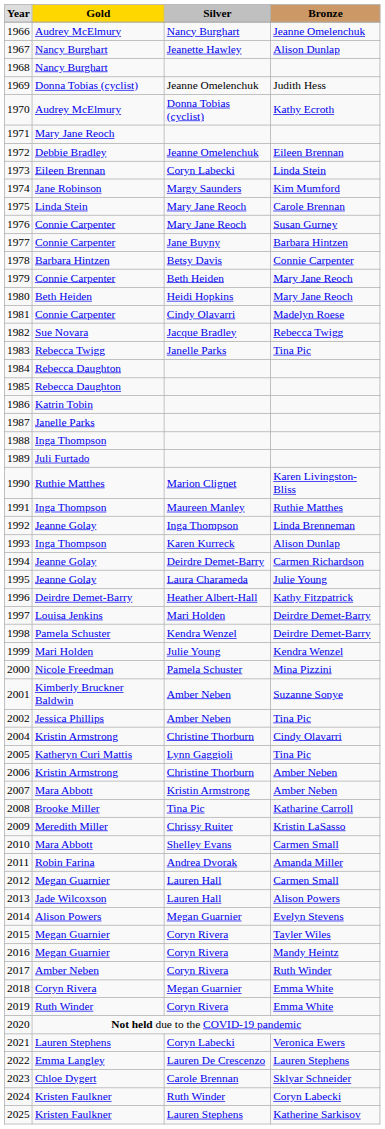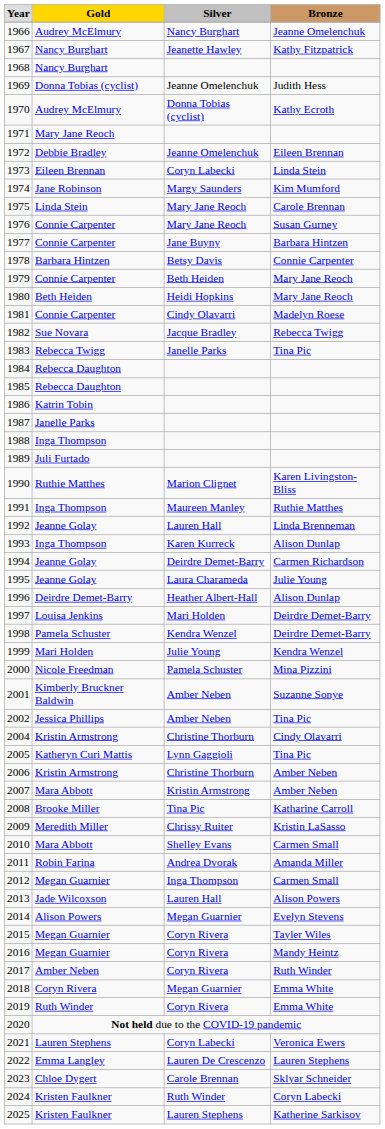(307, 49) Alison Dunlap -> (313, 49) Kathy Fitzpatrick
(203, 525) Inga Thompson -> (194, 525) Lauren Hall
(313, 597) Kathy Fitzpatrick -> (307, 597) Alison Dunlap
(194, 880) Lauren Hall -> (203, 880) Inga Thompson
